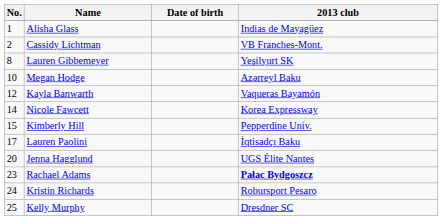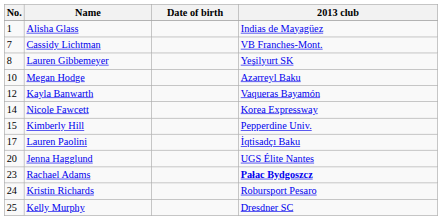(9, 45) 2 -> (9, 45) 7
